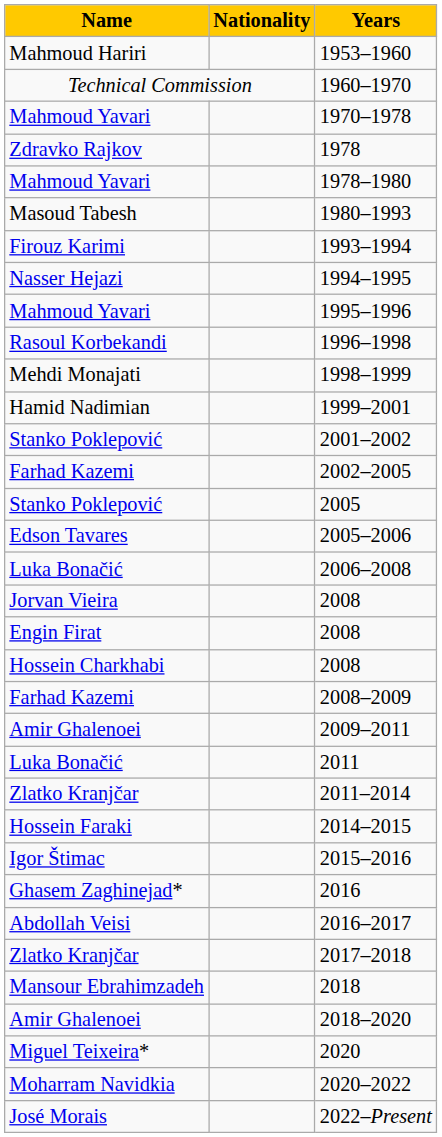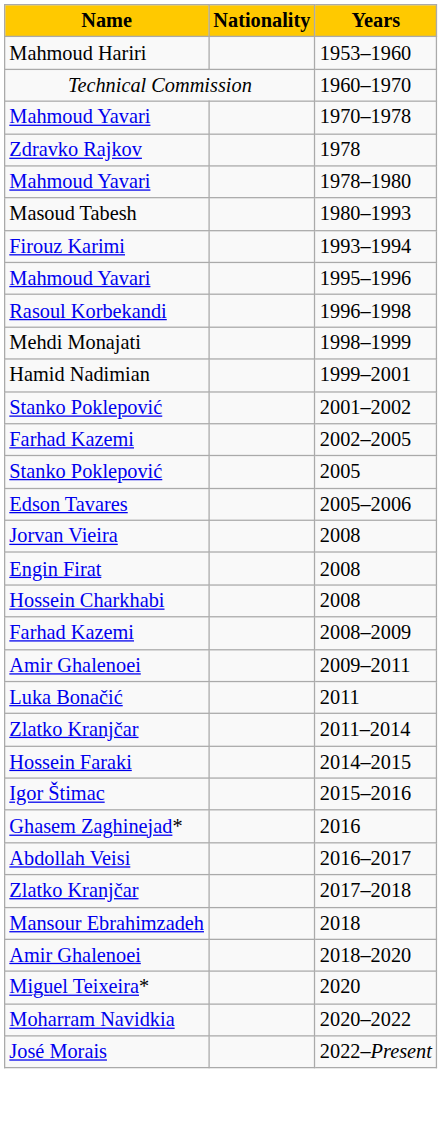- row: (66, 278)
- row: (66, 568)
